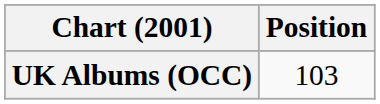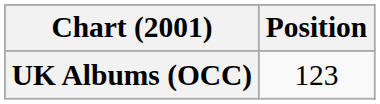(316, 74) 103 -> (316, 74) 123
